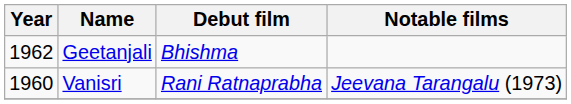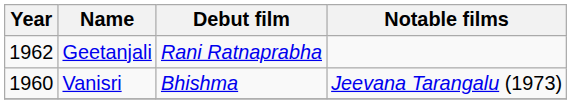(200, 51) Bhishma -> (241, 51) Rani Ratnaprabha
(241, 83) Rani Ratnaprabha -> (200, 83) Bhishma
